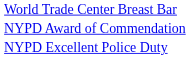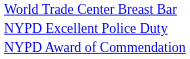rows swapped: (95, 28) <-> (86, 47)
